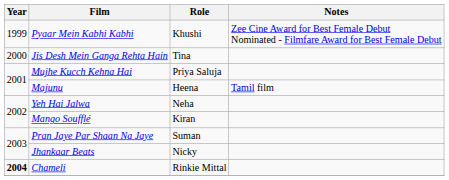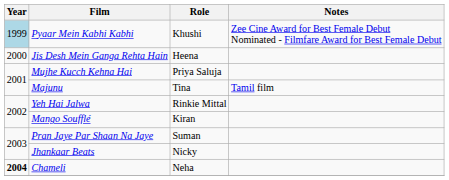(17, 34) no background -> (17, 34) lightblue background
(181, 55) Tina -> (185, 55) Heena
(185, 87) Heena -> (181, 87) Tina
(183, 103) Neha -> (199, 103) Rinkie Mittal
(199, 167) Rinkie Mittal -> (183, 167) Neha
